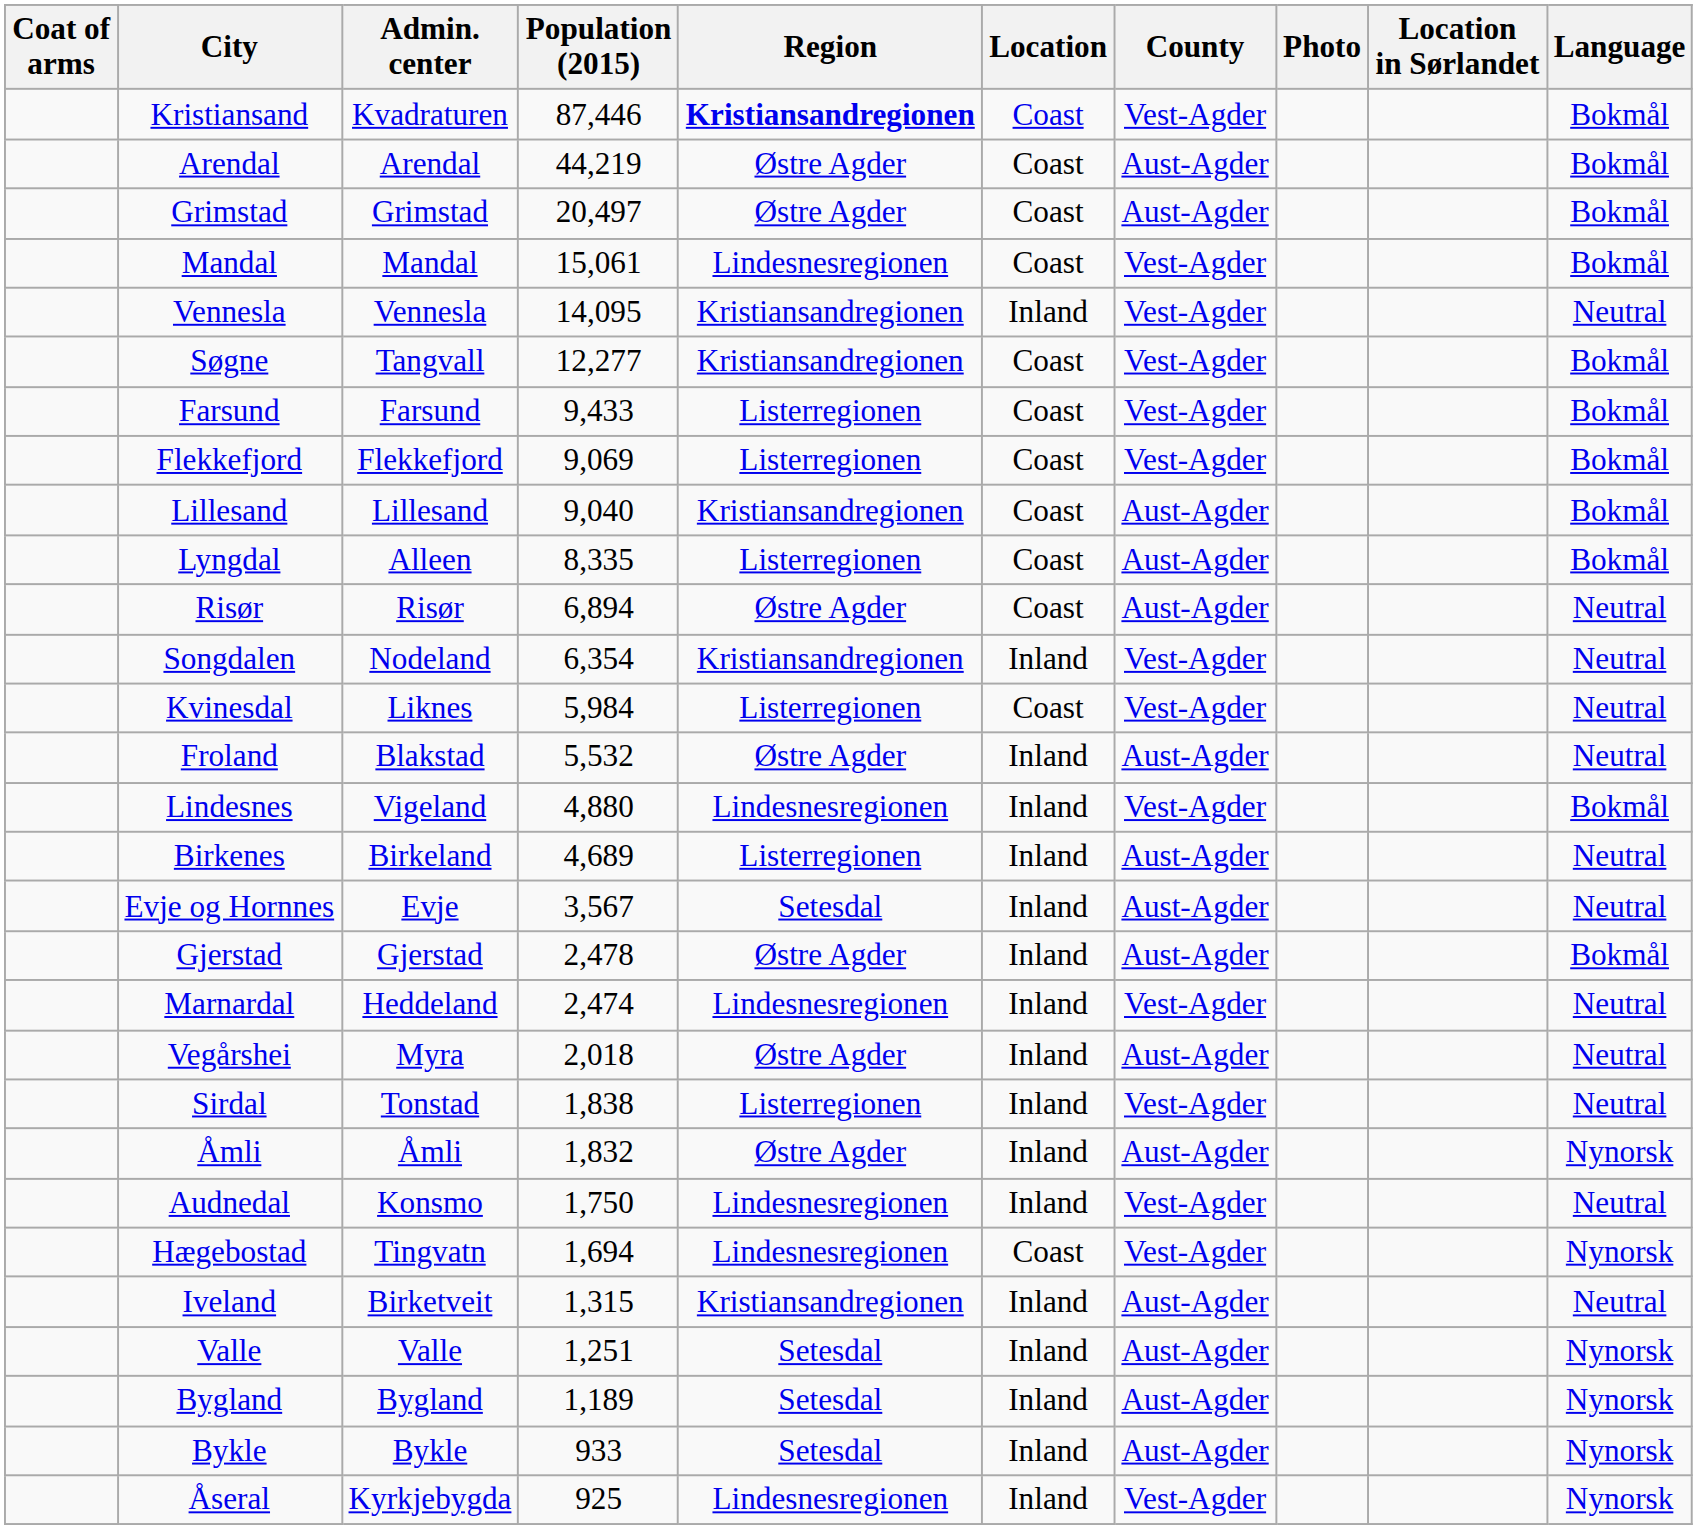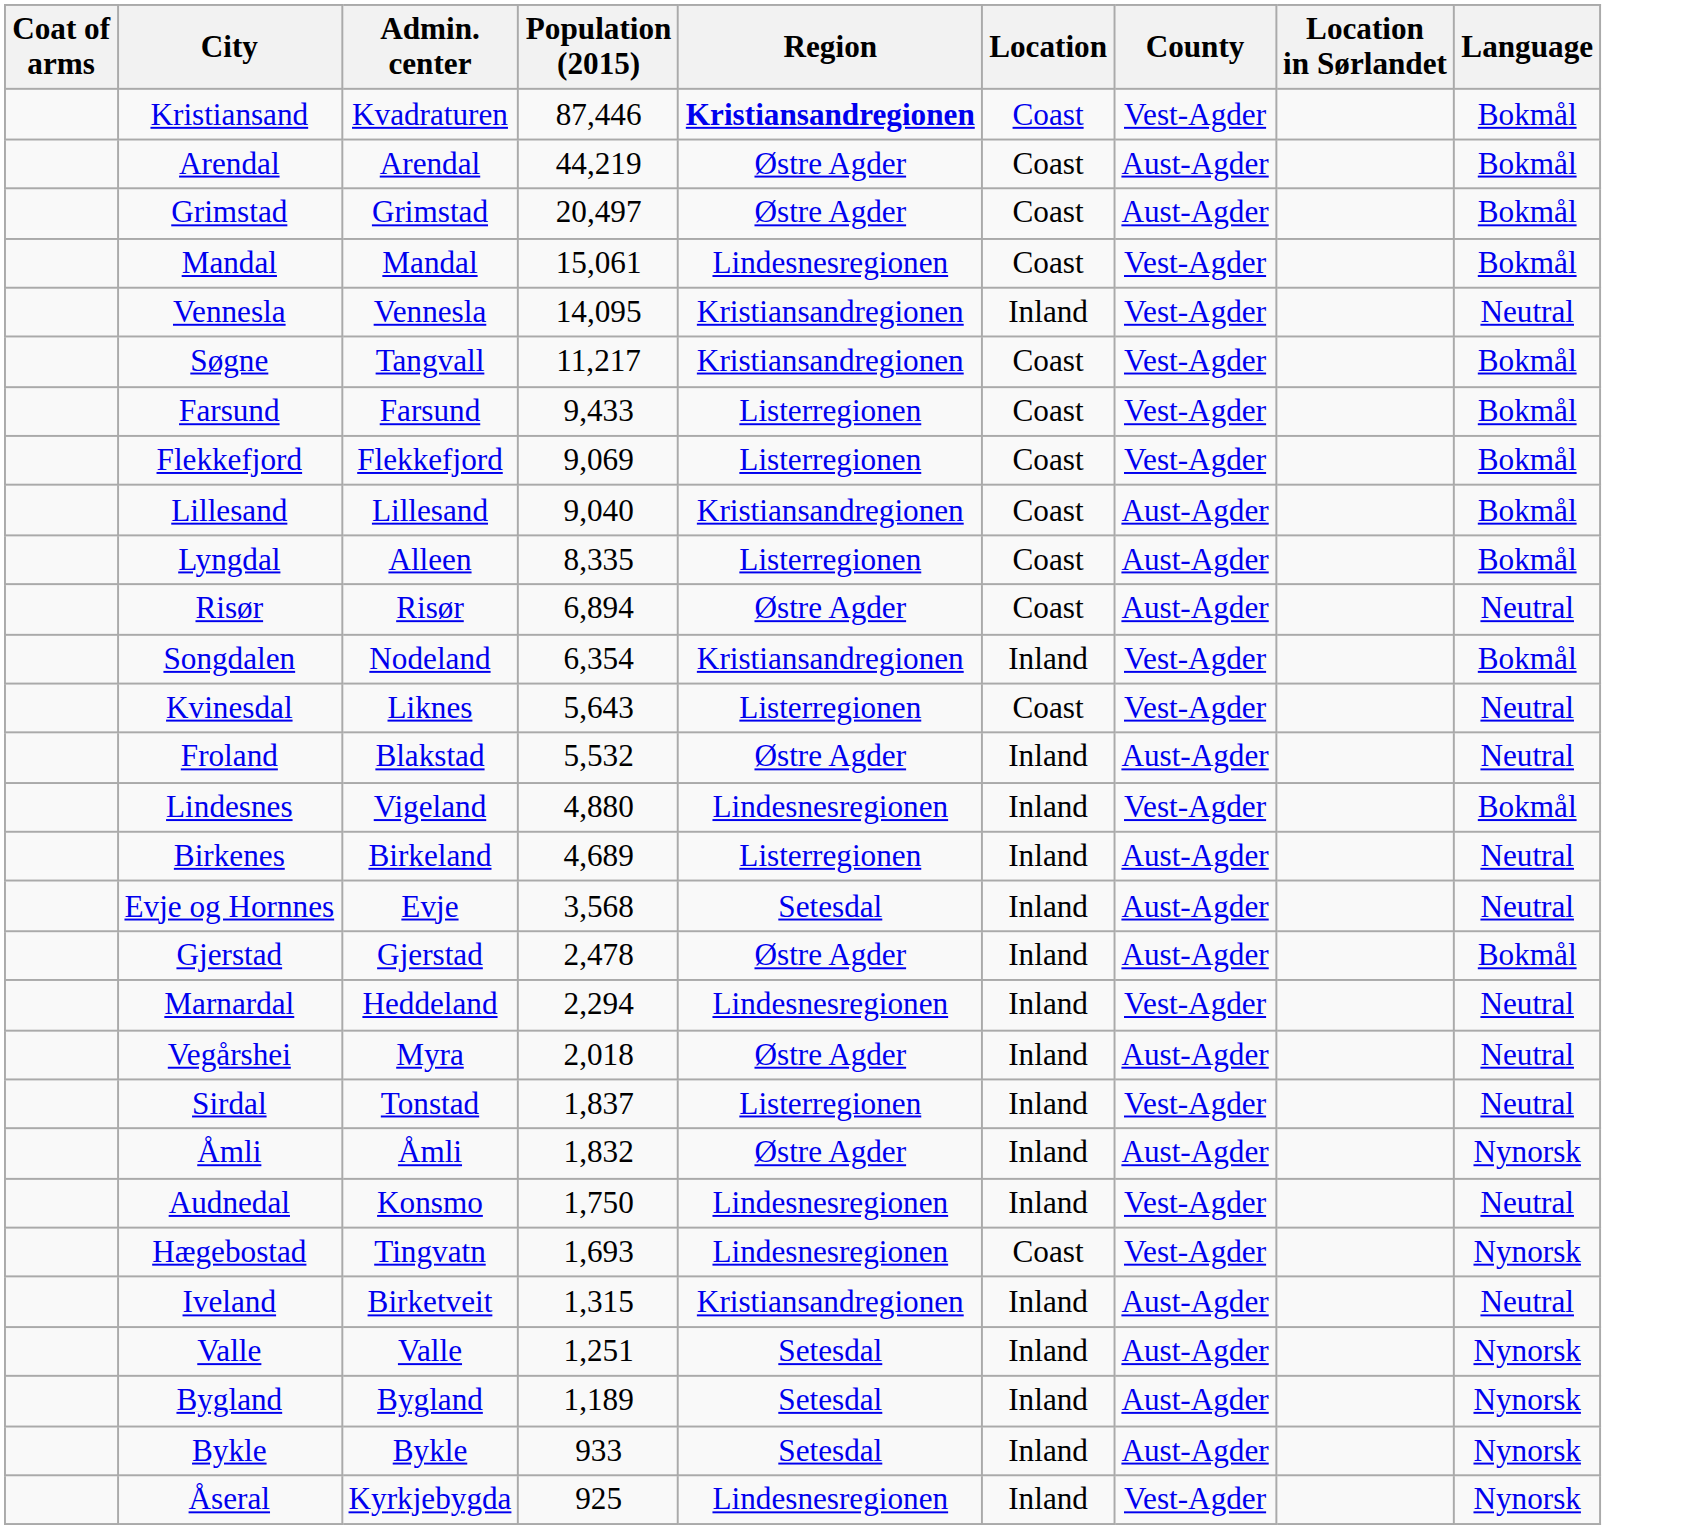- column: (1322, 46)
(599, 361) 12,277 -> (599, 361) 11,217
(1620, 658) Neutral -> (1527, 658) Bokmål
(599, 707) 5,984 -> (599, 707) 5,643
(599, 905) 3,567 -> (599, 905) 3,568
(599, 1004) 2,474 -> (599, 1004) 2,294
(599, 1103) 1,838 -> (599, 1103) 1,837
(599, 1251) 1,694 -> (599, 1251) 1,693
